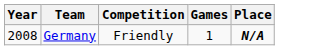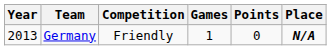+ column: (257, 15)
(22, 35) 2008 -> (22, 35) 2013
